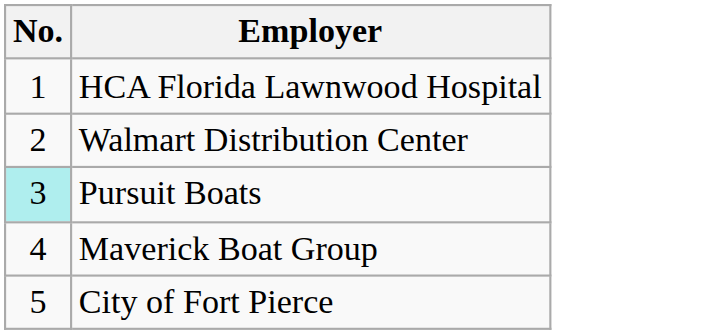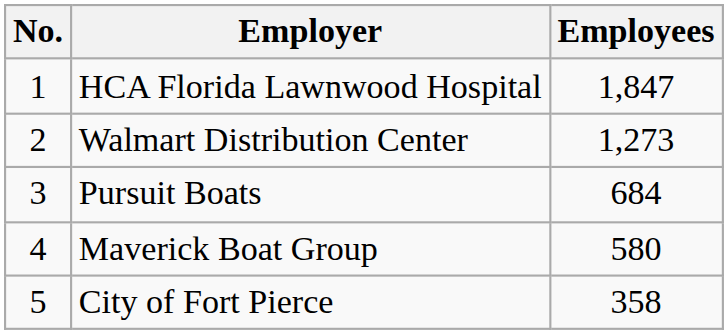+ column: (636, 31)
(38, 193) paleturquoise background -> (38, 193) no background
